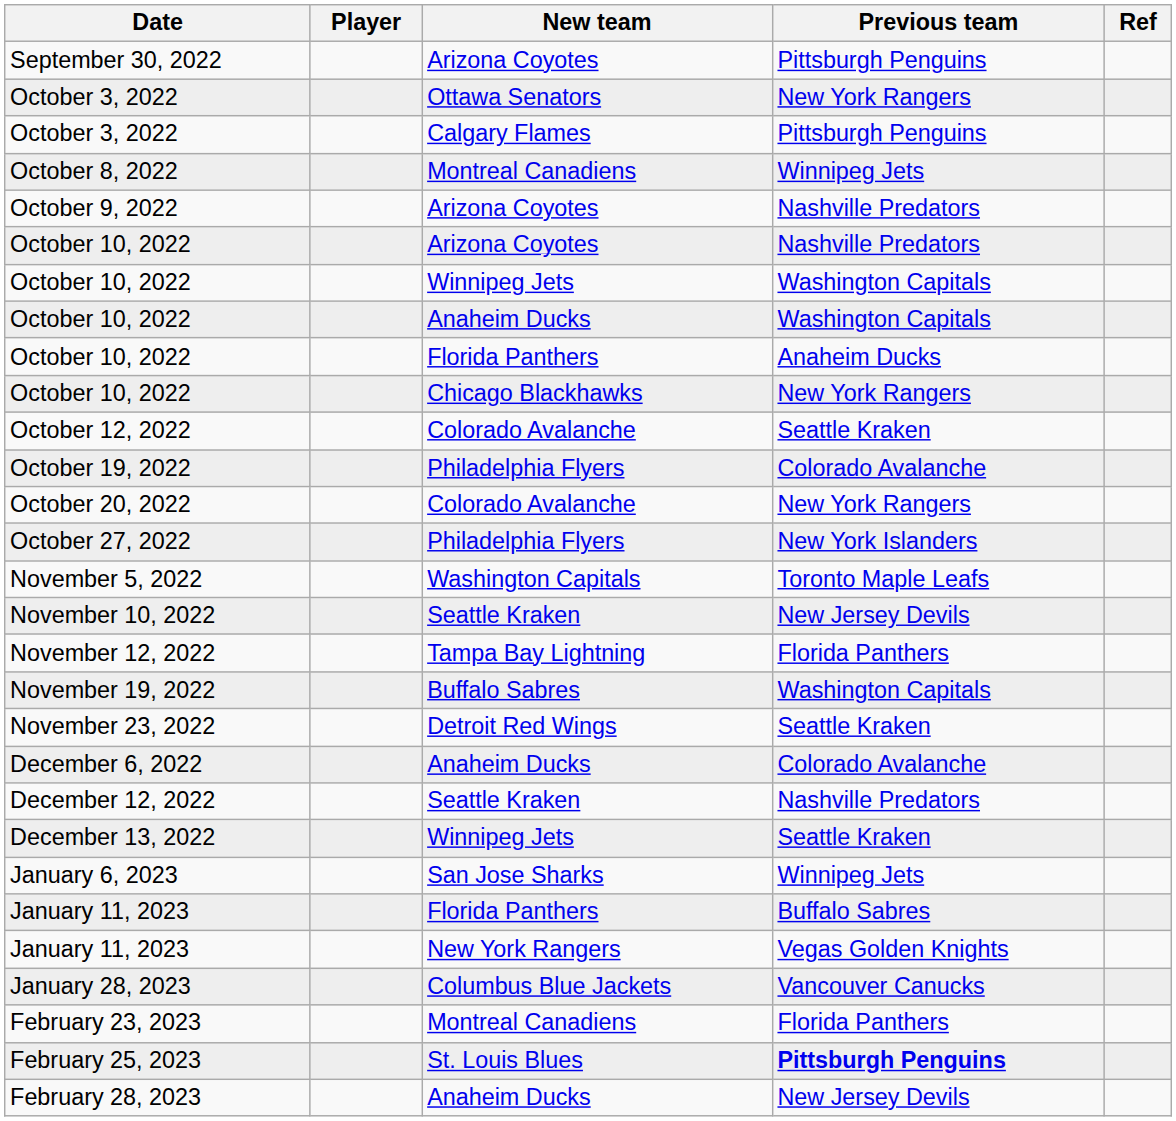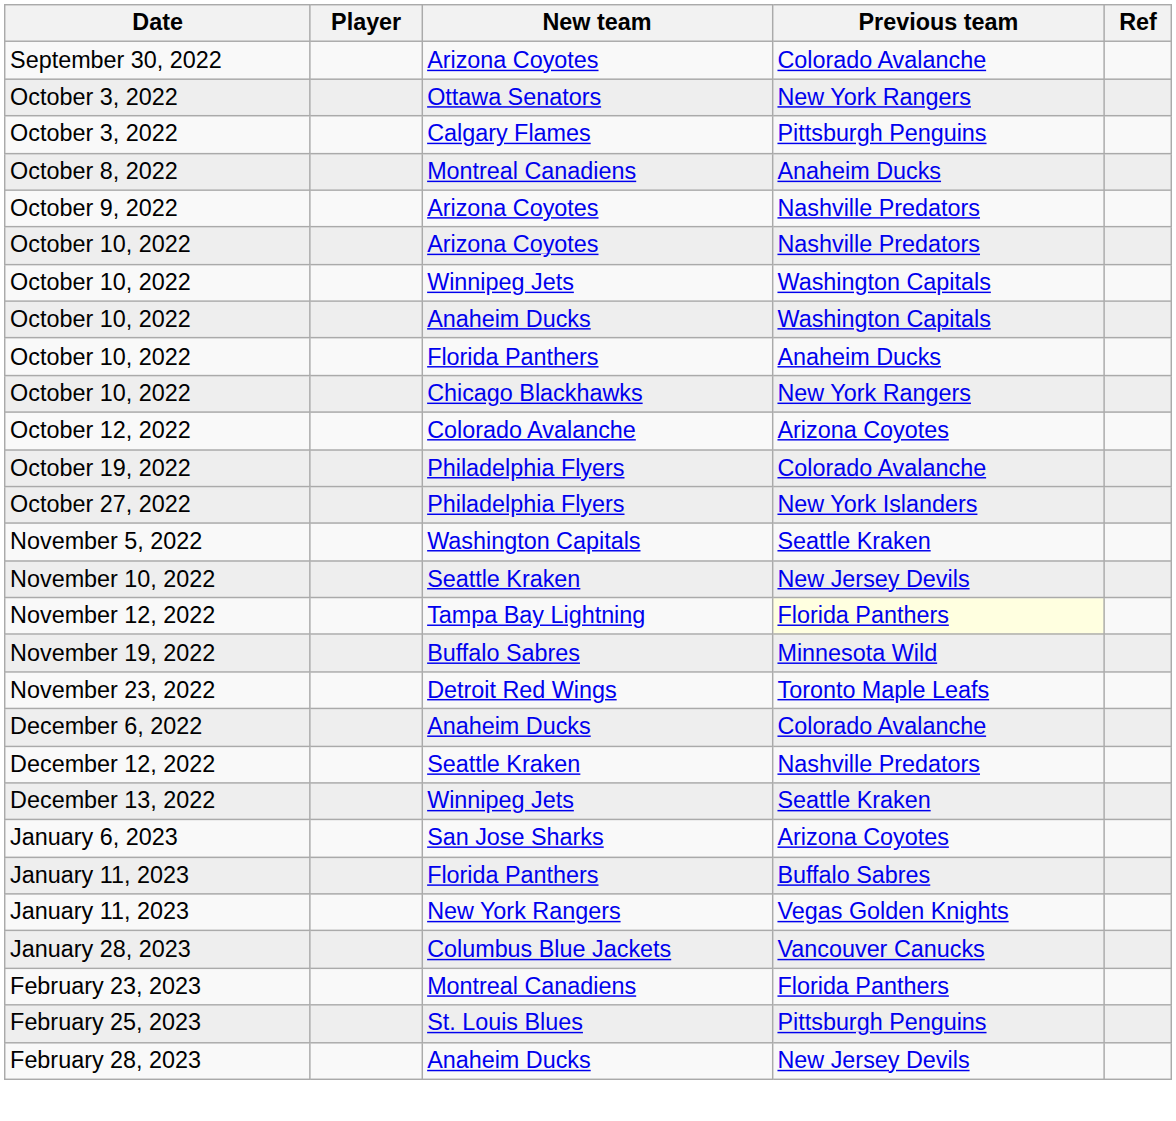(882, 60) Pittsburgh Penguins -> (882, 60) Colorado Avalanche
(851, 171) Winnipeg Jets -> (859, 171) Anaheim Ducks
(854, 430) Seattle Kraken -> (863, 430) Arizona Coyotes
- row: (100, 504)
(883, 578) Toronto Maple Leafs -> (854, 541) Seattle Kraken
(863, 652) no background -> (863, 615) lightyellow background
(884, 689) Washington Capitals -> (857, 652) Minnesota Wild
(854, 726) Seattle Kraken -> (883, 689) Toronto Maple Leafs
(851, 875) Winnipeg Jets -> (863, 838) Arizona Coyotes
(892, 1060) bold -> (882, 1023) normal
